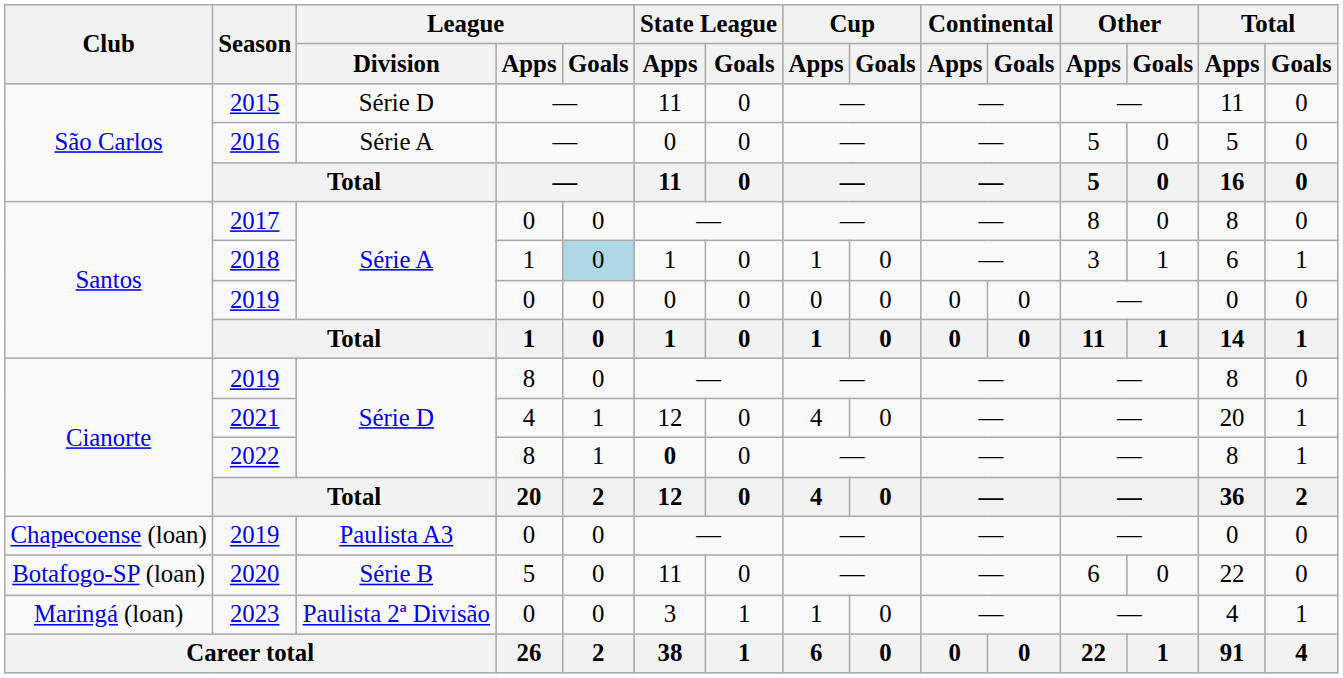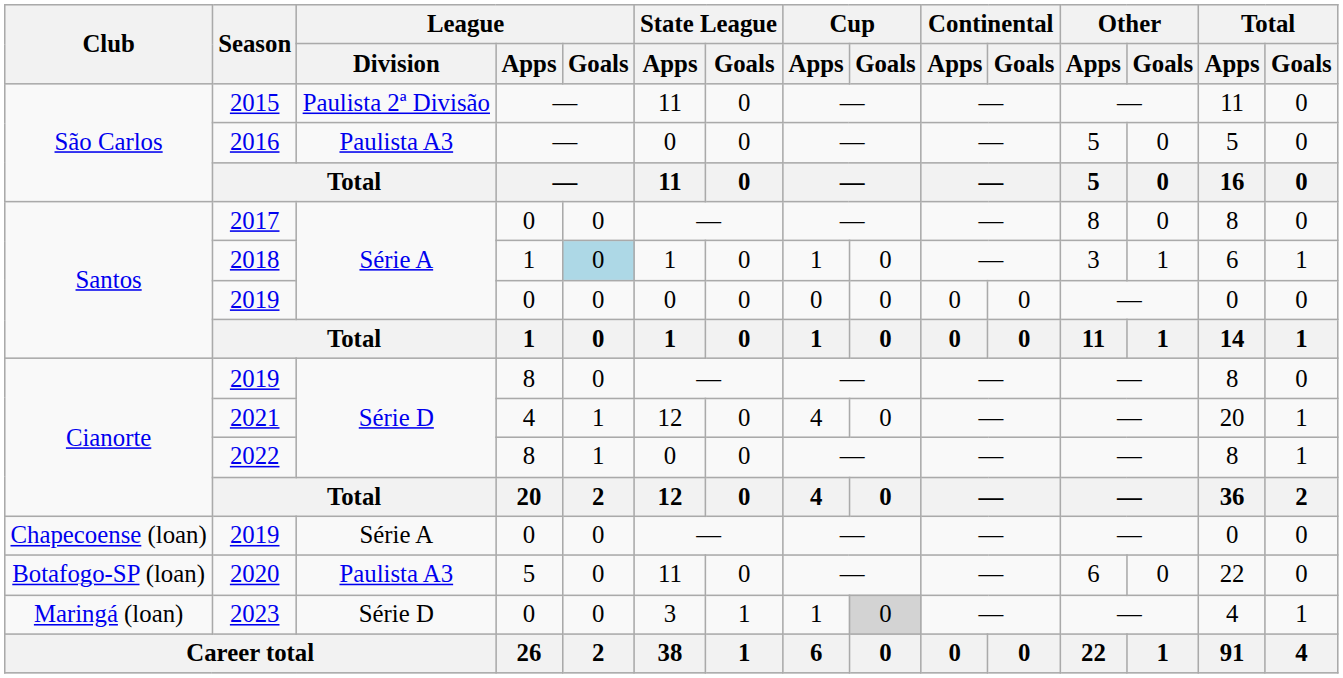(396, 102) Série D -> (396, 102) Paulista 2ª Divisão
(396, 142) Série A -> (396, 142) Paulista A3
(670, 456) bold -> (670, 456) normal
(396, 535) Paulista A3 -> (396, 535) Série A
(396, 574) Série B -> (396, 574) Paulista A3
(396, 614) Paulista 2ª Divisão -> (396, 614) Série D
(885, 614) no background -> (885, 614) lightgrey background
